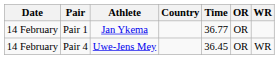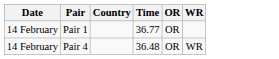- column: (125, 12)
(216, 46) 36.45 -> (148, 46) 36.48
